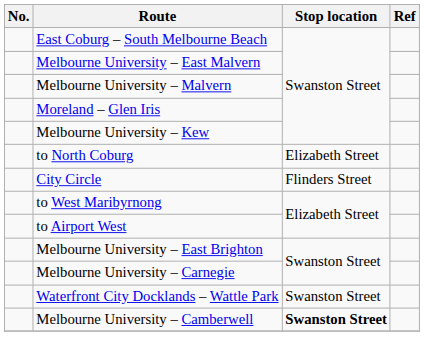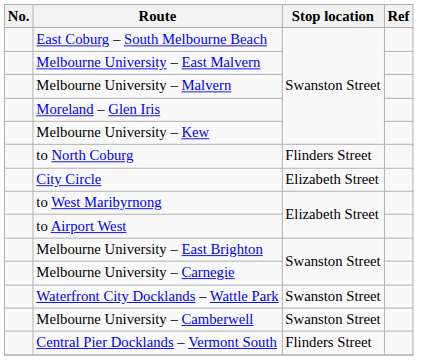(332, 156) Elizabeth Street -> (328, 156) Flinders Street
(328, 179) Flinders Street -> (332, 179) Elizabeth Street
(336, 319) bold -> (333, 319) normal
+ row: (157, 343)
